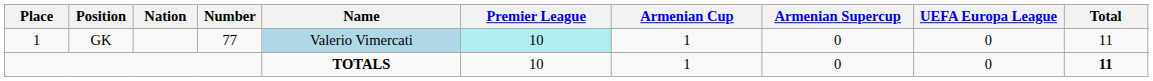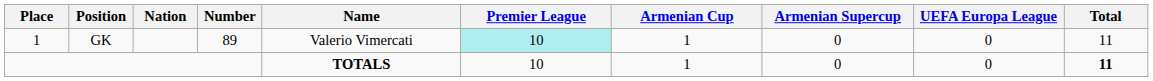(230, 40) 77 -> (230, 40) 89
(361, 40) lightblue background -> (361, 40) no background
